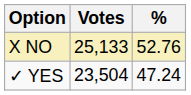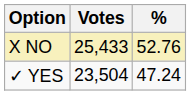(101, 46) 25,133 -> (101, 46) 25,433
